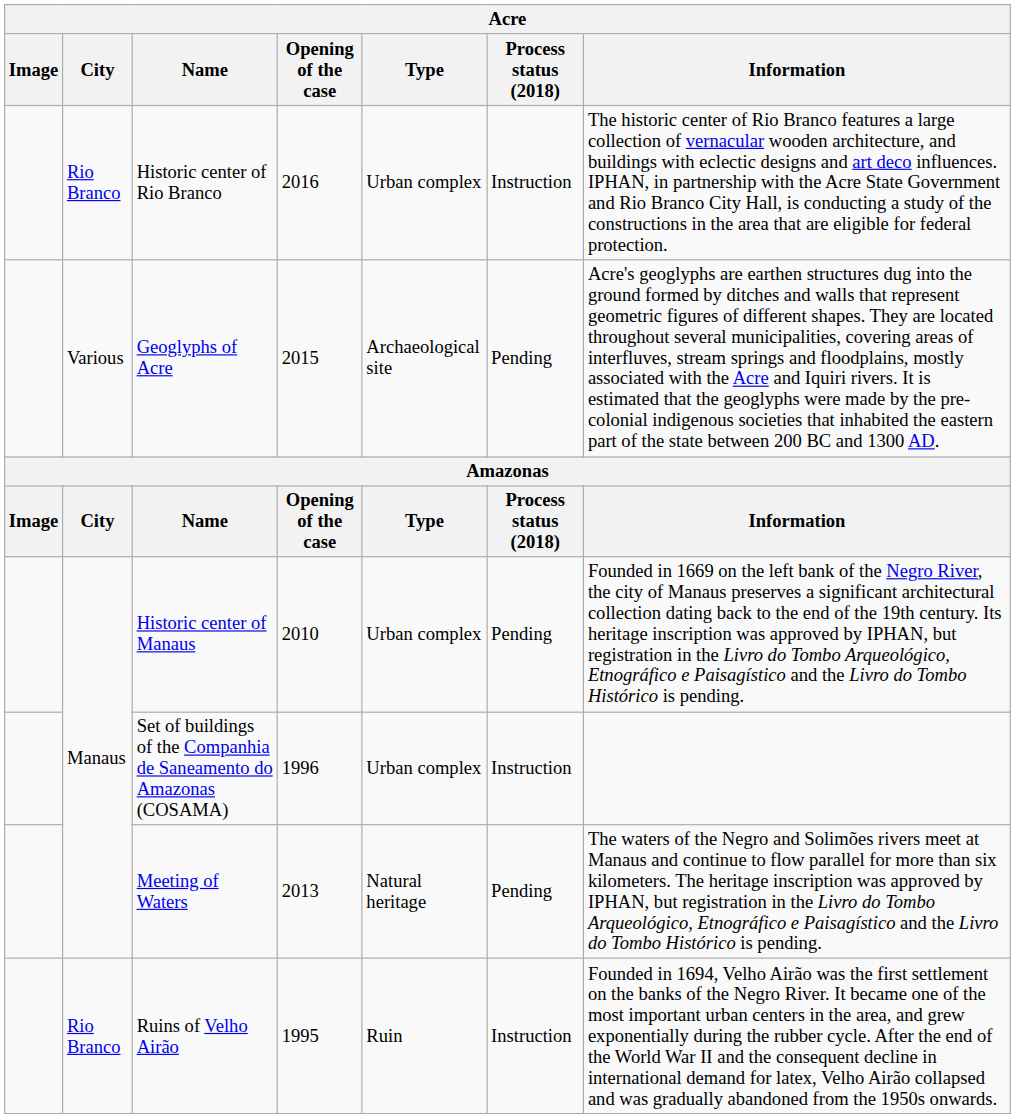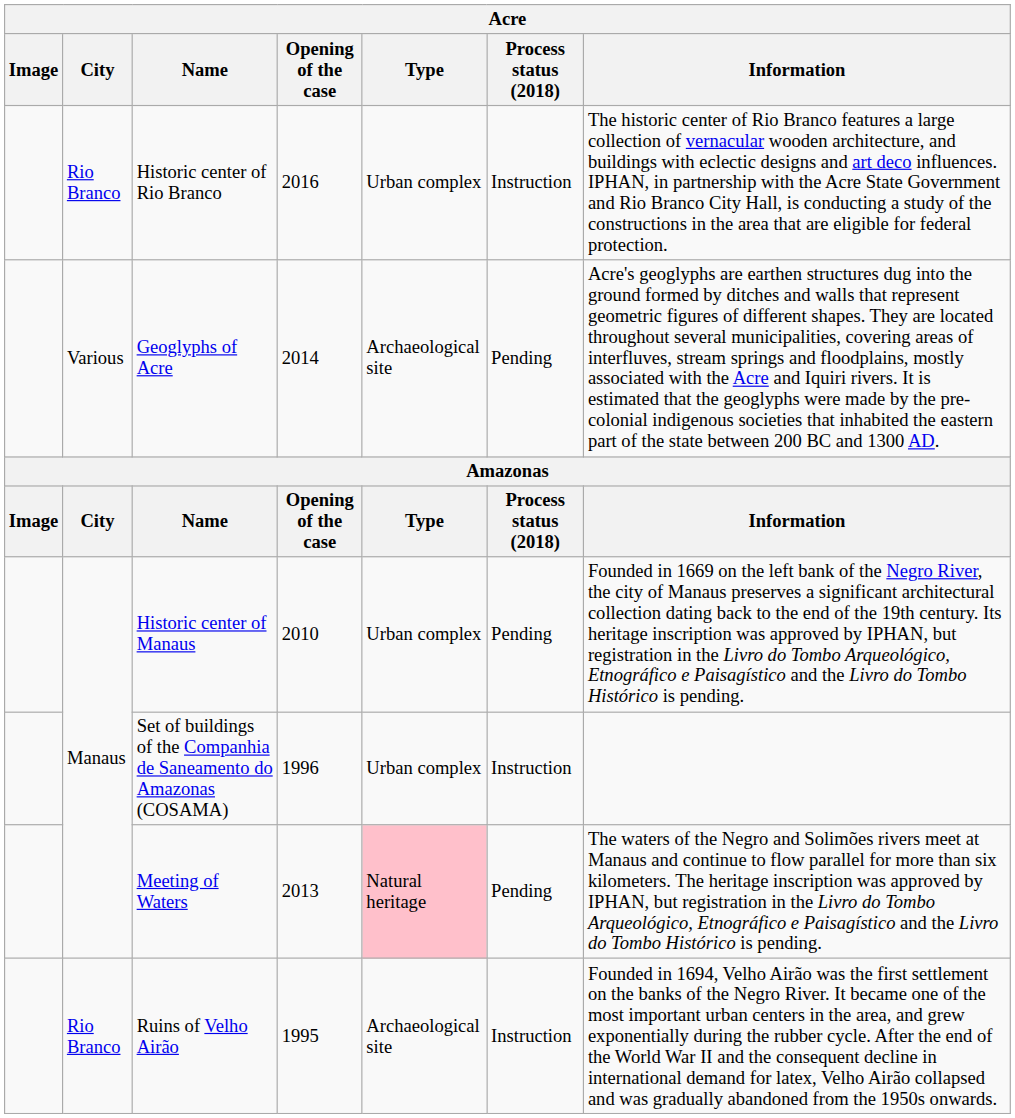(300, 358) 2015 -> (300, 358) 2014
(396, 891) no background -> (396, 891) pink background
(384, 1035) Ruin -> (423, 1035) Archaeological site
